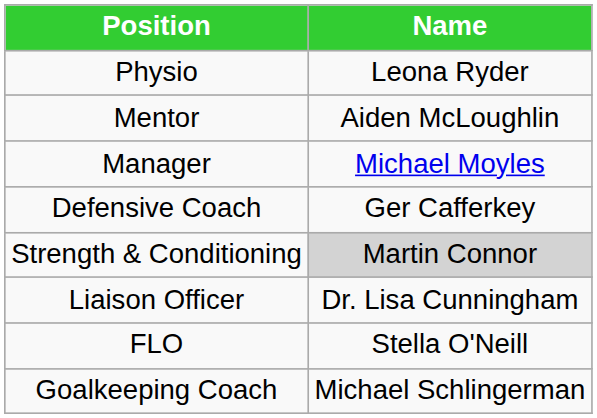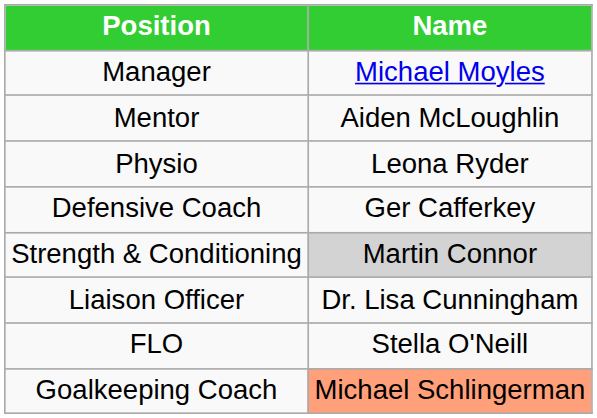rows swapped: (157, 163) <-> (156, 72)
(450, 390) no background -> (450, 390) lightsalmon background
